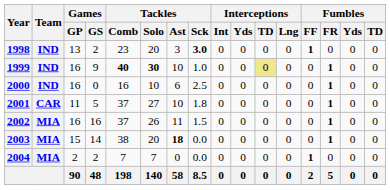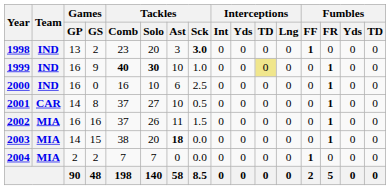(75, 103) 11 -> (75, 103) 14
(95, 103) 5 -> (95, 103) 8
(200, 103) 1.8 -> (200, 103) 0.5
(75, 139) 15 -> (75, 139) 14
(95, 139) 14 -> (95, 139) 15
